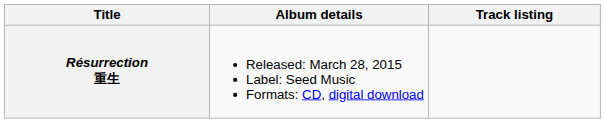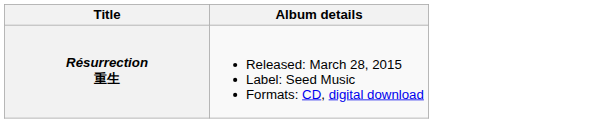- column: (514, 15)
